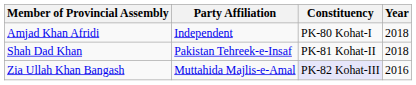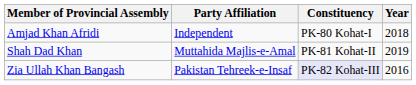(233, 51) Pakistan Tehreek-e-Insaf -> (235, 51) Muttahida Majlis-e-Amal
(397, 51) 2018 -> (397, 51) 2019
(235, 70) Muttahida Majlis-e-Amal -> (233, 70) Pakistan Tehreek-e-Insaf
